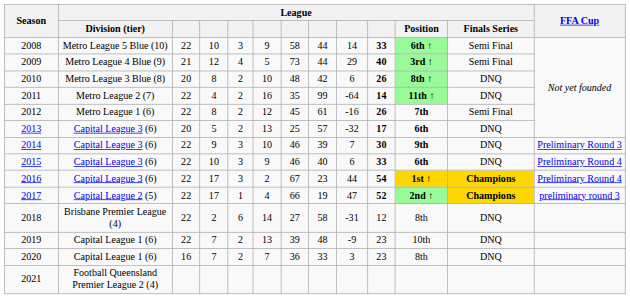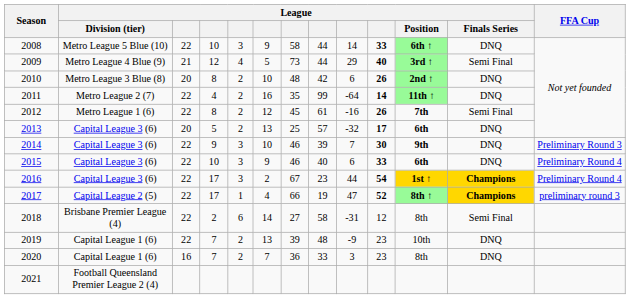(491, 45) Semi Final -> (491, 45) DNQ
(421, 78) 8th ↑ -> (421, 78) 2nd ↑
(421, 195) 2nd ↑ -> (421, 195) 8th ↑
(491, 217) DNQ -> (491, 217) Semi Final
